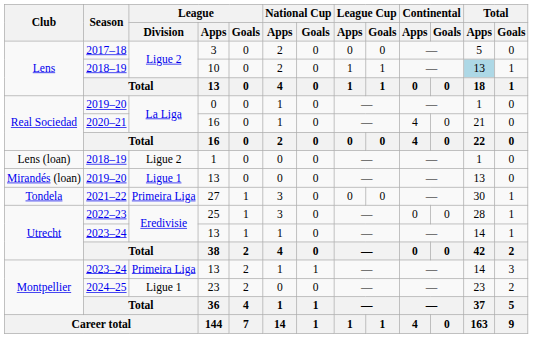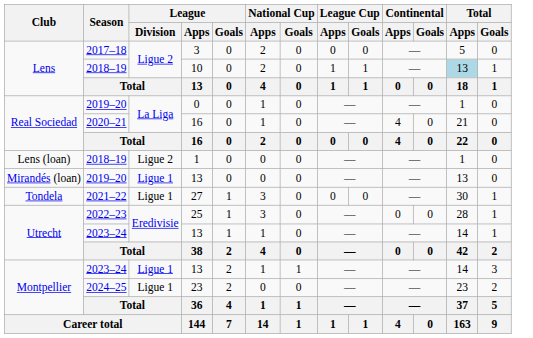(164, 196) Primeira Liga -> (155, 196) Ligue 1
(164, 269) Primeira Liga -> (155, 269) Ligue 1
